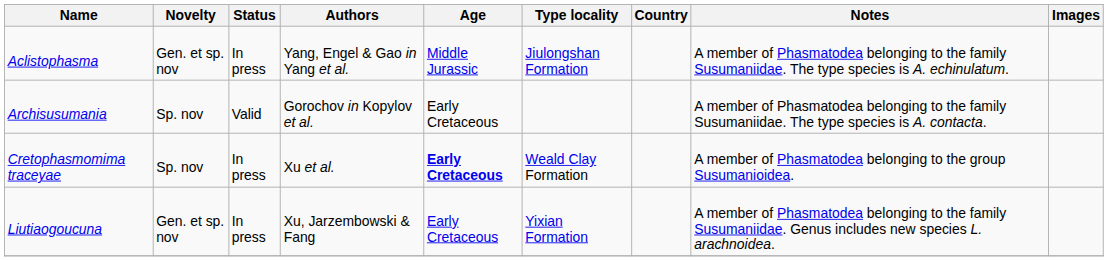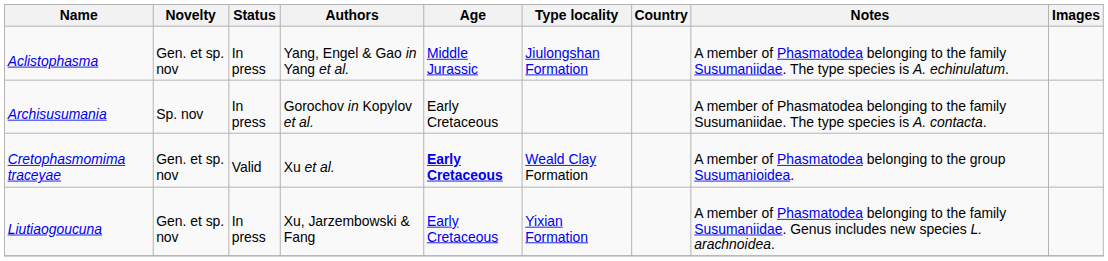(247, 114) Valid -> (249, 114) In press
(180, 167) Sp. nov -> (190, 167) Gen. et sp. nov
(249, 167) In press -> (247, 167) Valid
